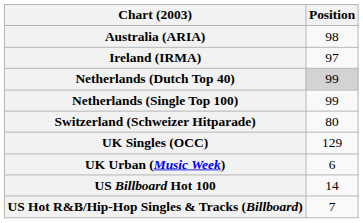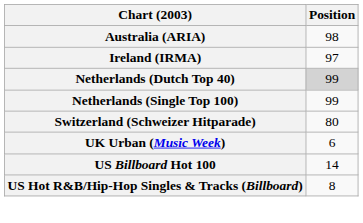- row: (155, 143)
(332, 206) 7 -> (332, 185) 8
